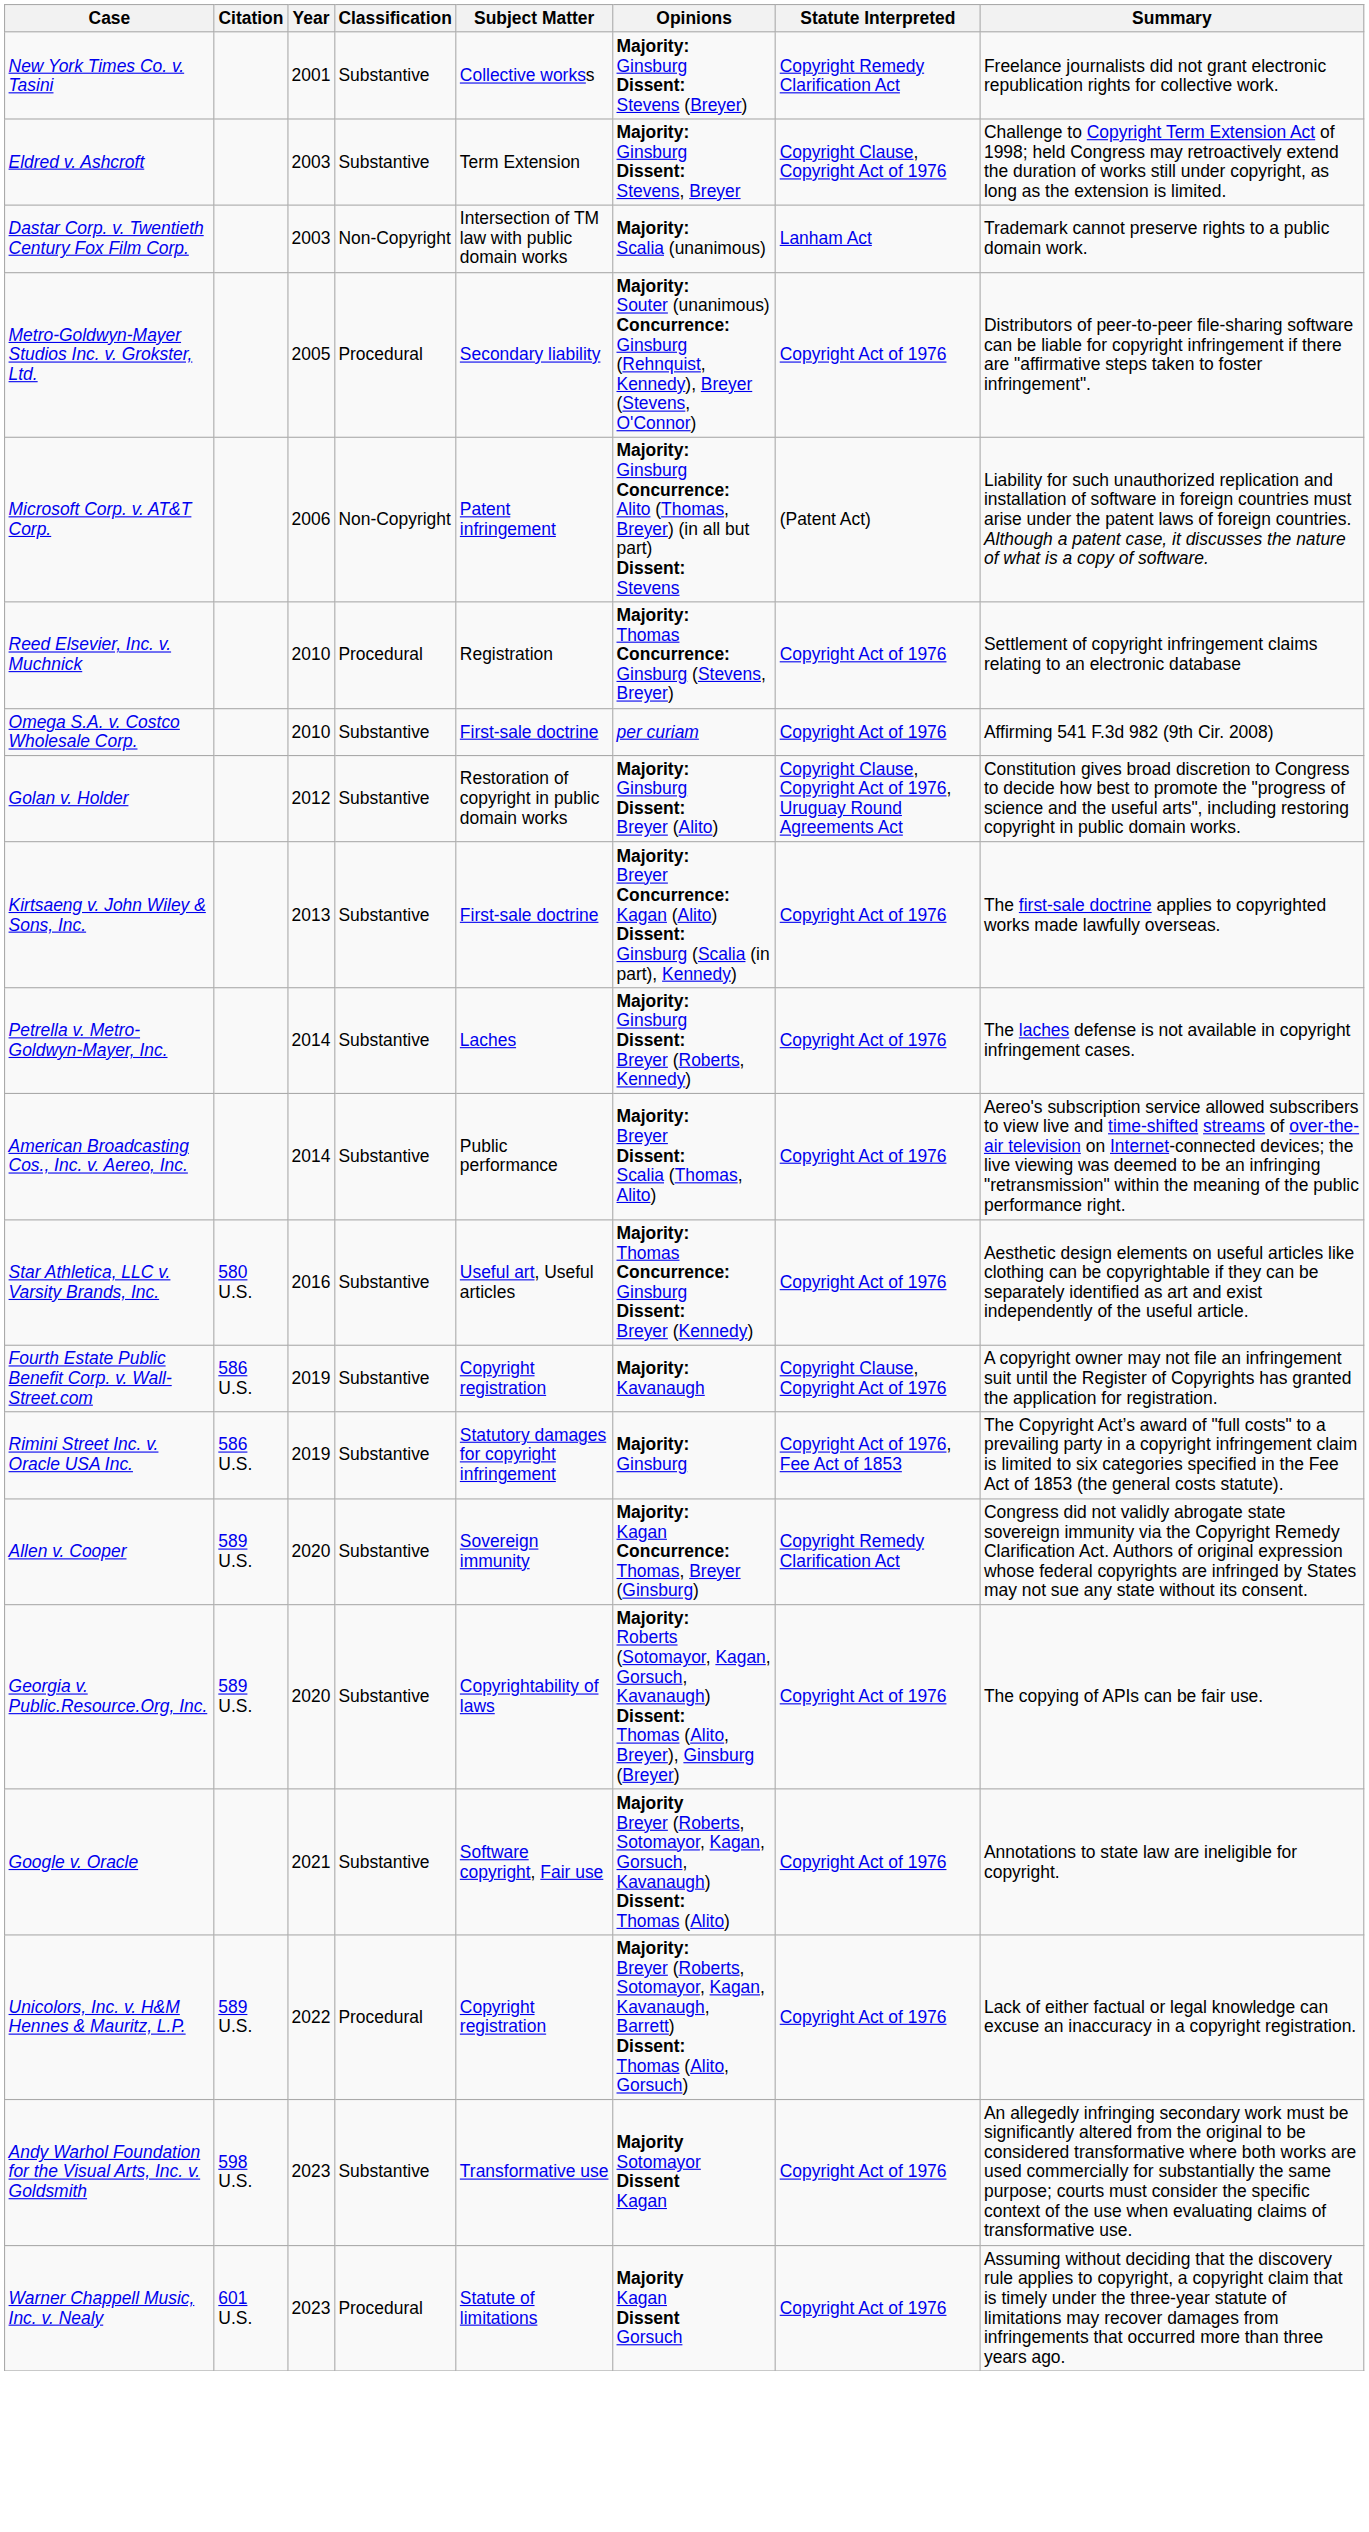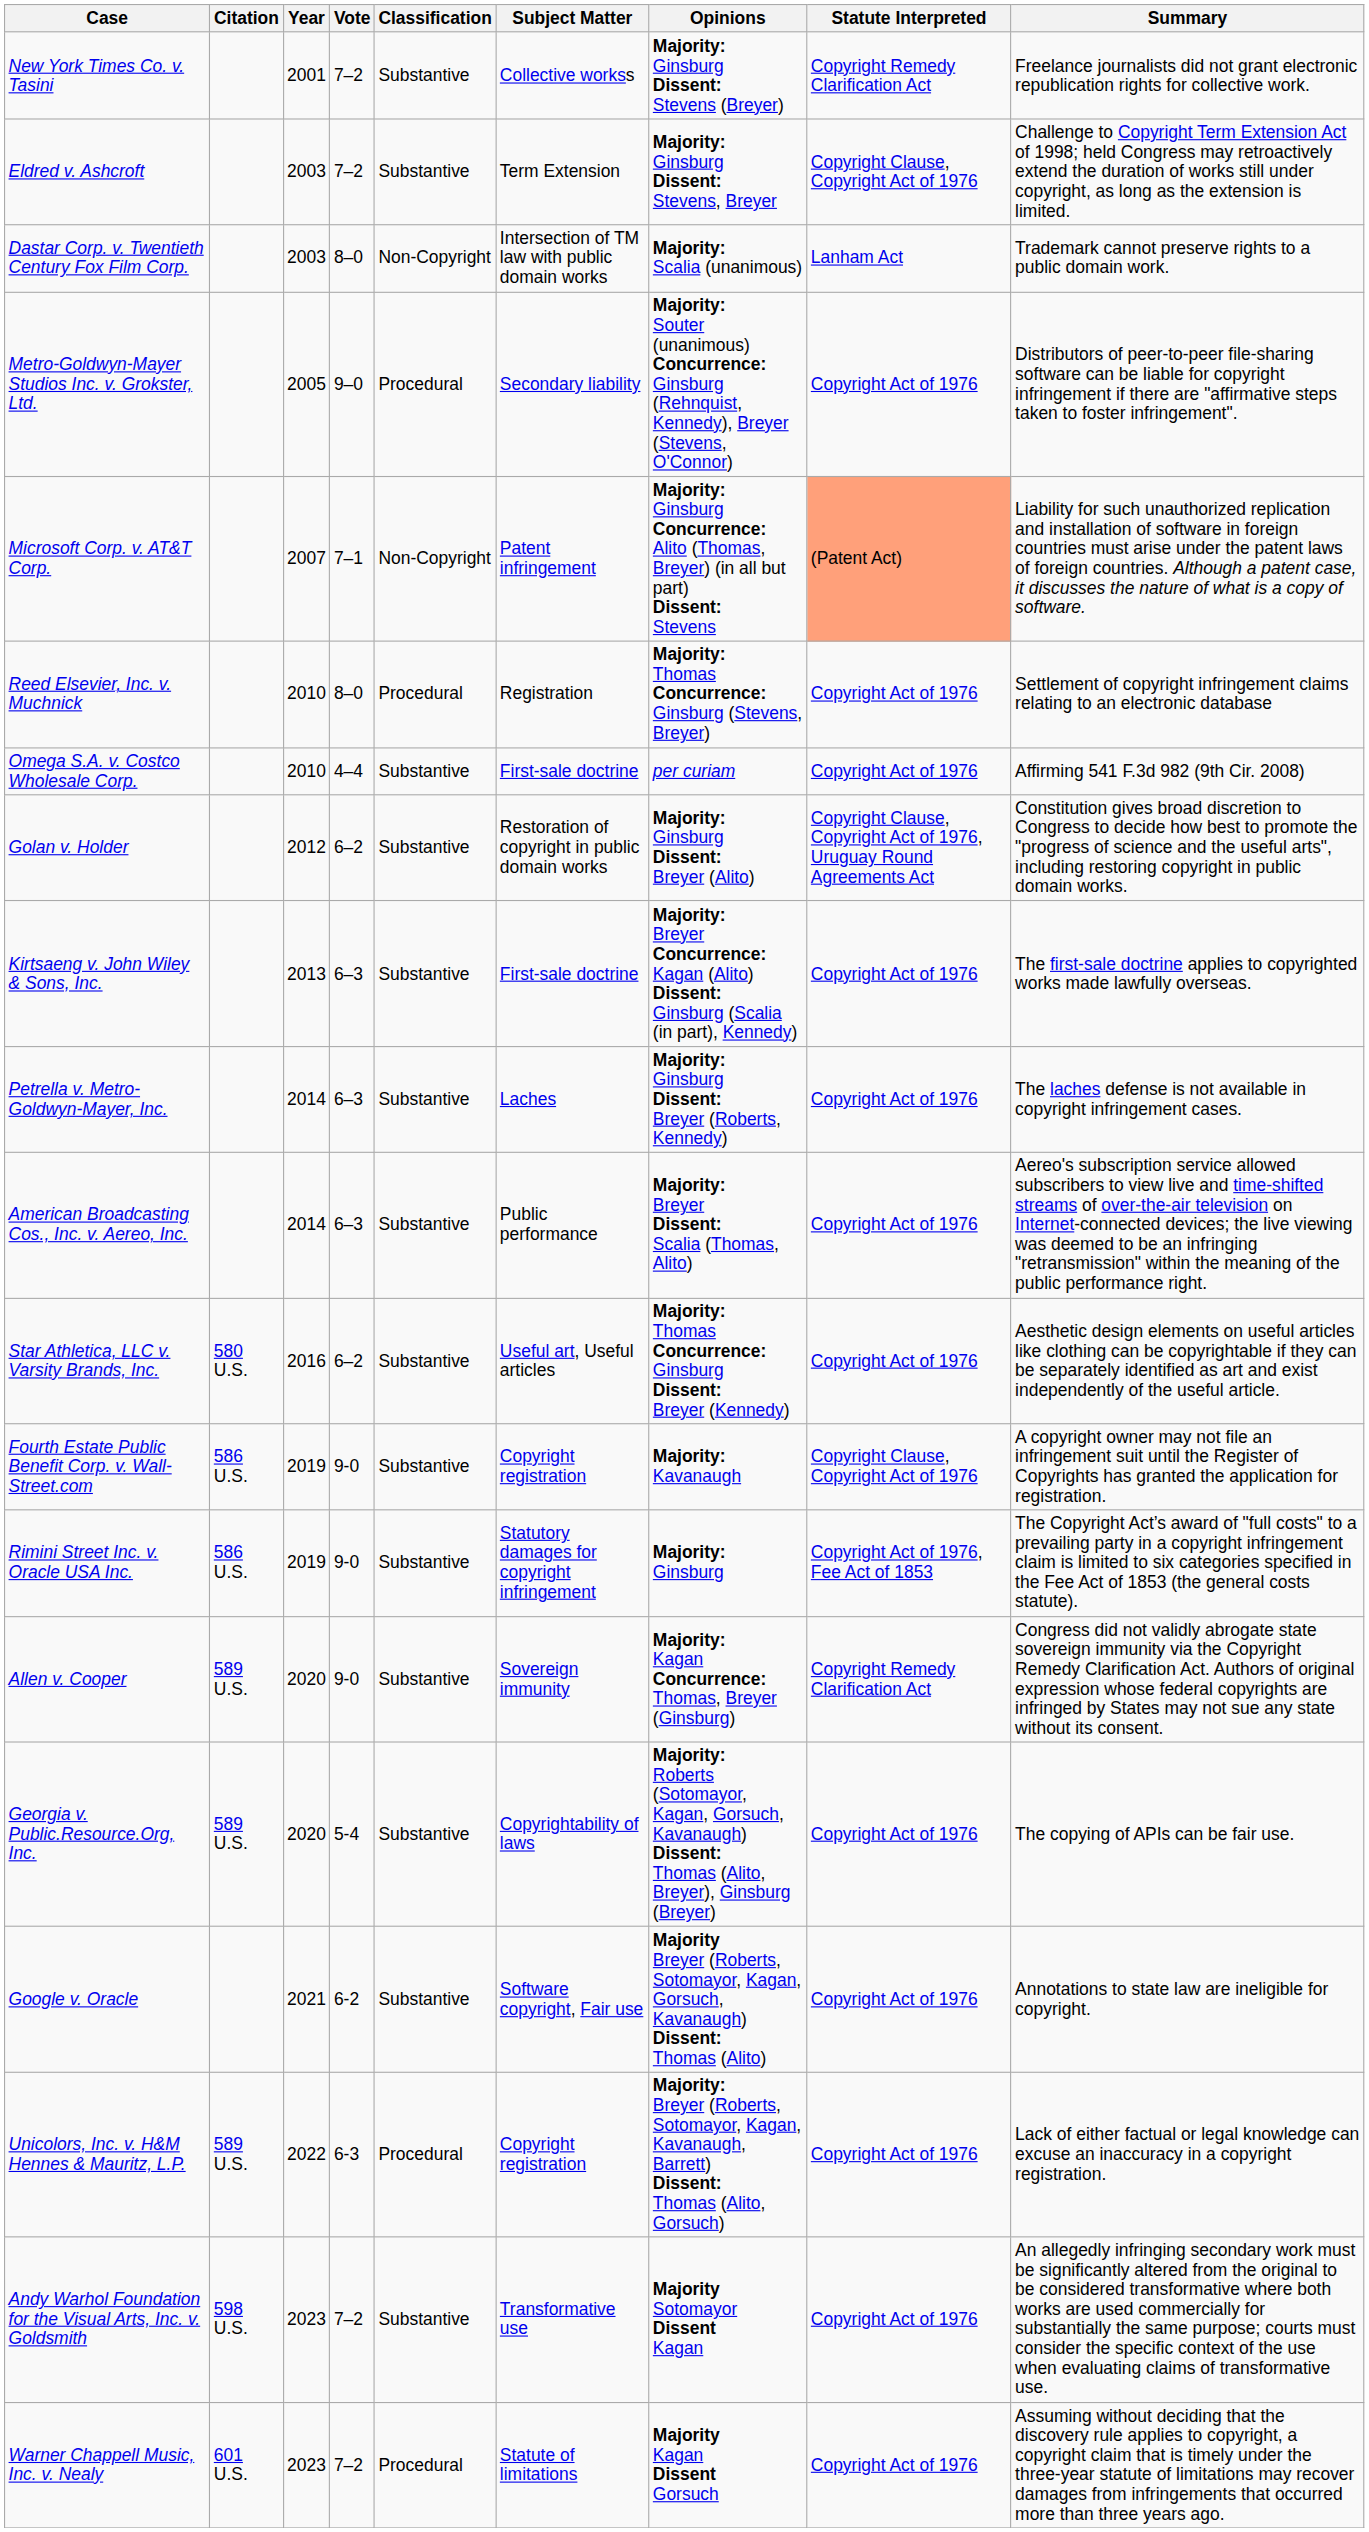+ column: (352, 18)
(311, 519) 2006 -> (306, 558) 2007
(825, 519) no background -> (856, 558) lightsalmon background
